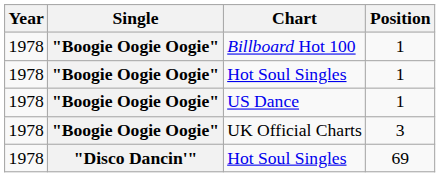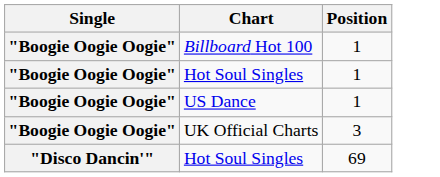- column: (26, 18)
